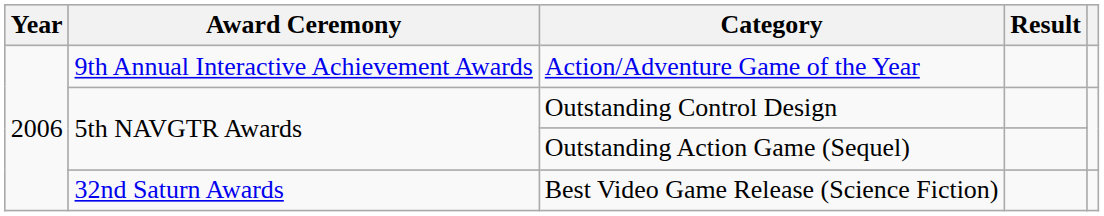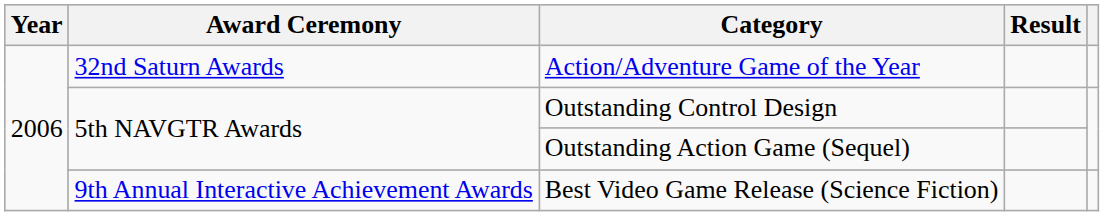(304, 66) 9th Annual Interactive Achievement Awards -> (179, 66) 32nd Saturn Awards
(179, 189) 32nd Saturn Awards -> (304, 189) 9th Annual Interactive Achievement Awards
